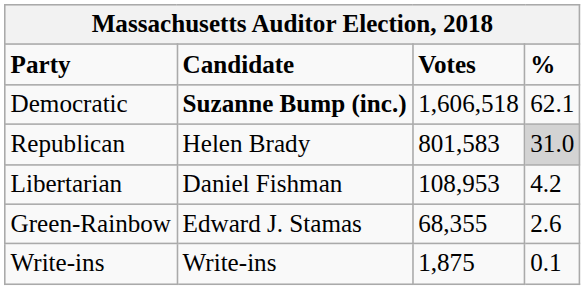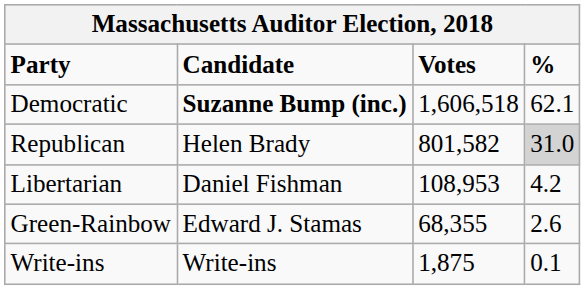(459, 143) 801,583 -> (459, 143) 801,582
